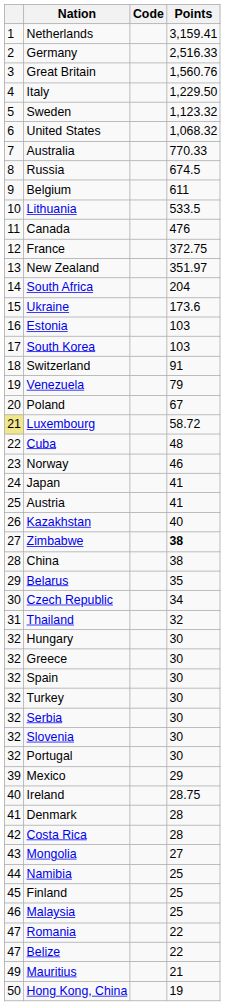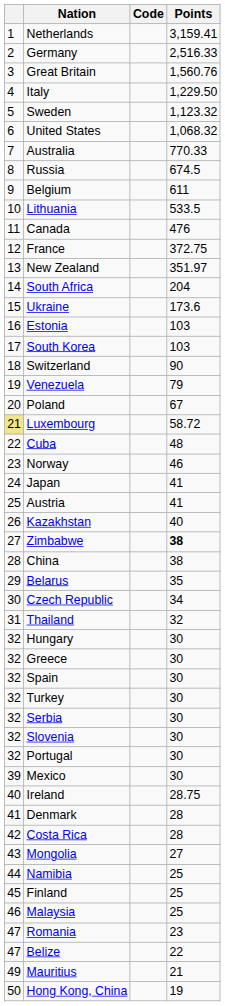(176, 365) 91 -> (176, 365) 90
(176, 776) 29 -> (176, 776) 30
(176, 932) 22 -> (176, 932) 23
